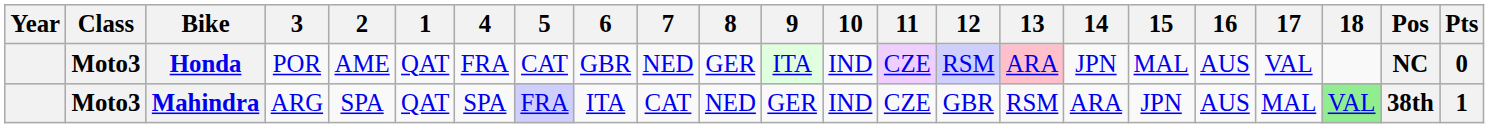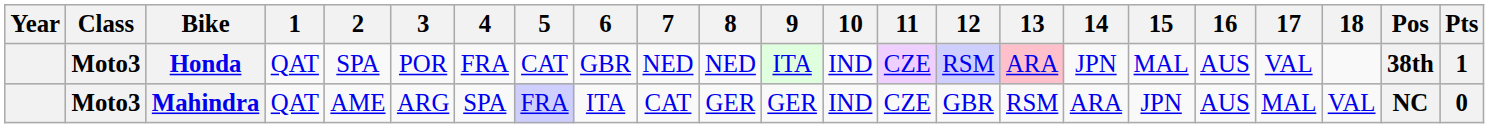columns swapped: (425, 24) <-> (297, 24)
(362, 63) AME -> (358, 63) SPA
(730, 63) GER -> (730, 63) NED
(1410, 63) NC -> (1410, 63) 38th
(1462, 63) 0 -> (1462, 63) 1
(362, 102) SPA -> (358, 102) AME
(730, 102) NED -> (730, 102) GER
(1352, 102) lightgreen background -> (1352, 102) no background
(1410, 102) 38th -> (1410, 102) NC
(1462, 102) 1 -> (1462, 102) 0
